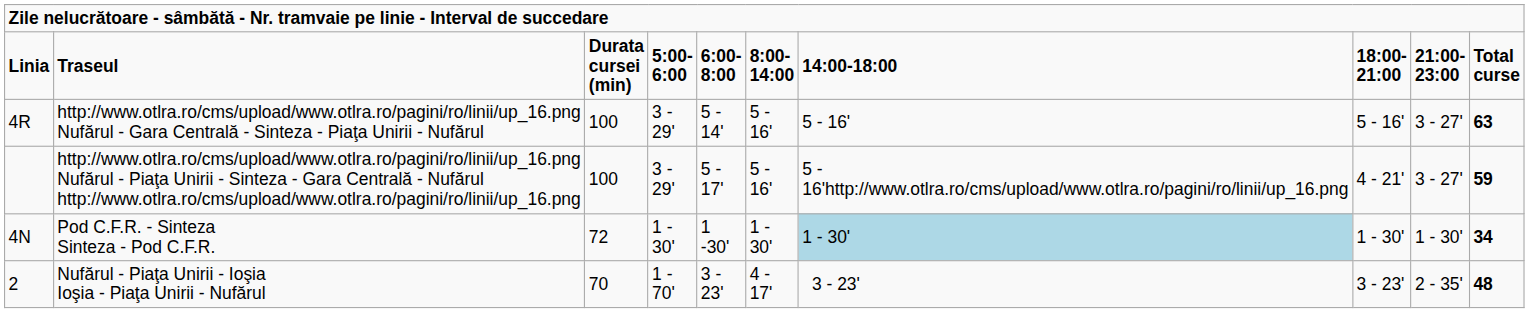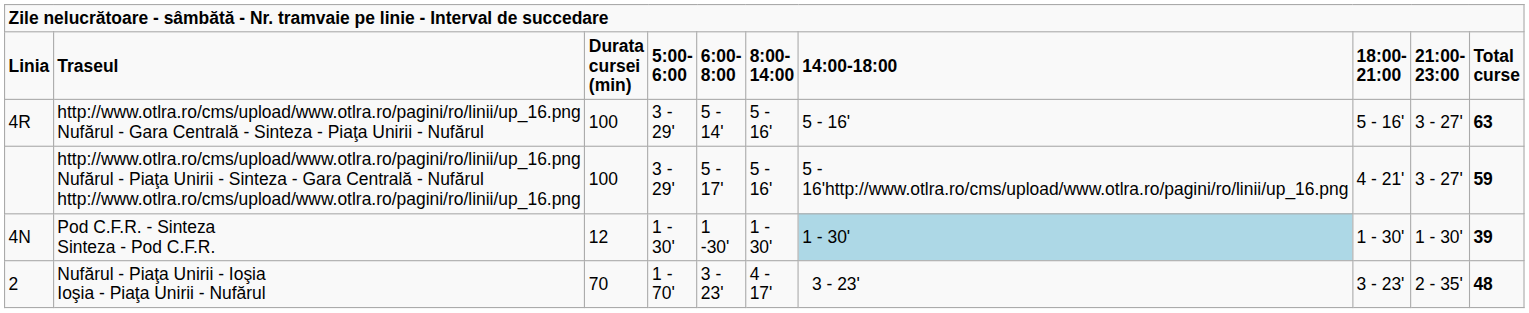(599, 236) 72 -> (599, 236) 12
(1483, 236) 34 -> (1483, 236) 39
